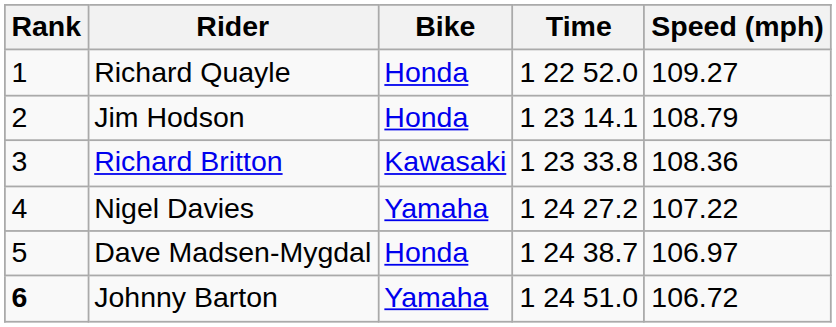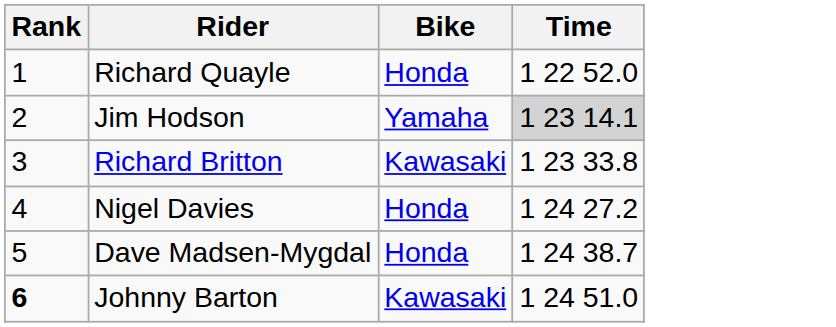- column: (738, 27)
(426, 117) Honda -> (436, 117) Yamaha
(579, 117) no background -> (579, 117) lightgrey background
(436, 207) Yamaha -> (426, 207) Honda
(436, 298) Yamaha -> (445, 298) Kawasaki
